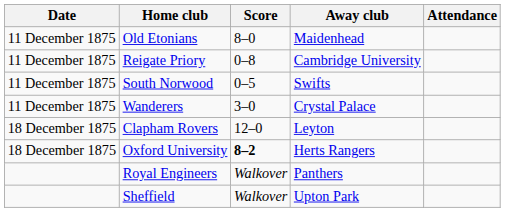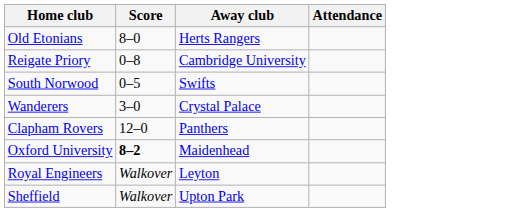- column: (62, 15)
(329, 38) Maidenhead -> (219, 38) Herts Rangers
(314, 128) Leyton -> (203, 128) Panthers
(334, 151) Herts Rangers -> (214, 151) Maidenhead
(318, 173) Panthers -> (199, 173) Leyton
